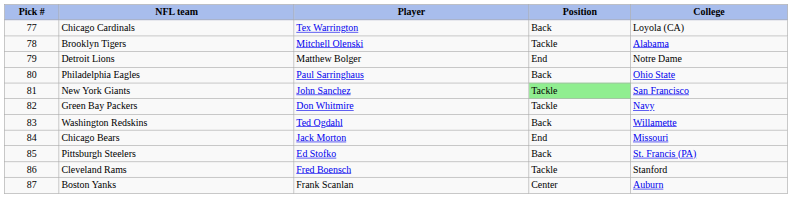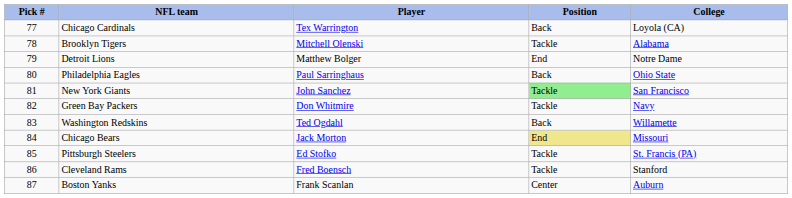(539, 138) no background -> (539, 138) khaki background
(541, 153) Back -> (544, 153) Tackle
